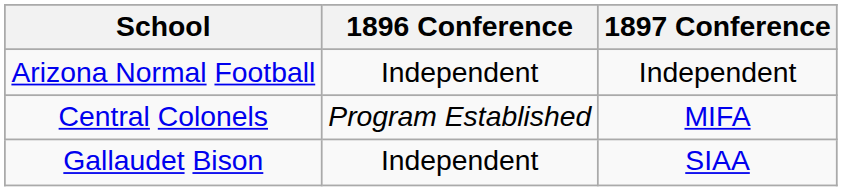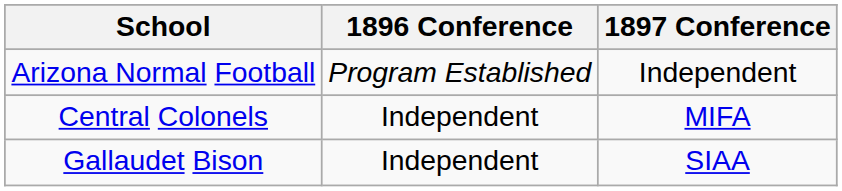(460, 71) Independent -> (460, 71) Program Established
(460, 116) Program Established -> (460, 116) Independent
